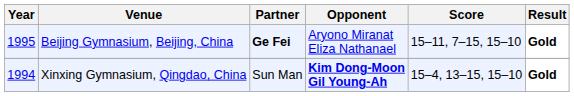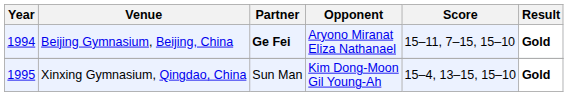(21, 41) 1995 -> (21, 41) 1994
(21, 75) 1994 -> (21, 75) 1995
(357, 75) bold -> (354, 75) normal
